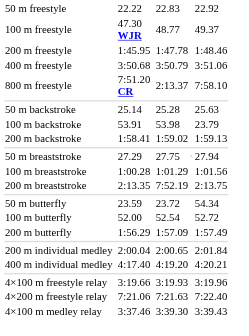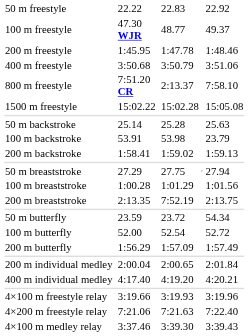+ row: (41, 107)
